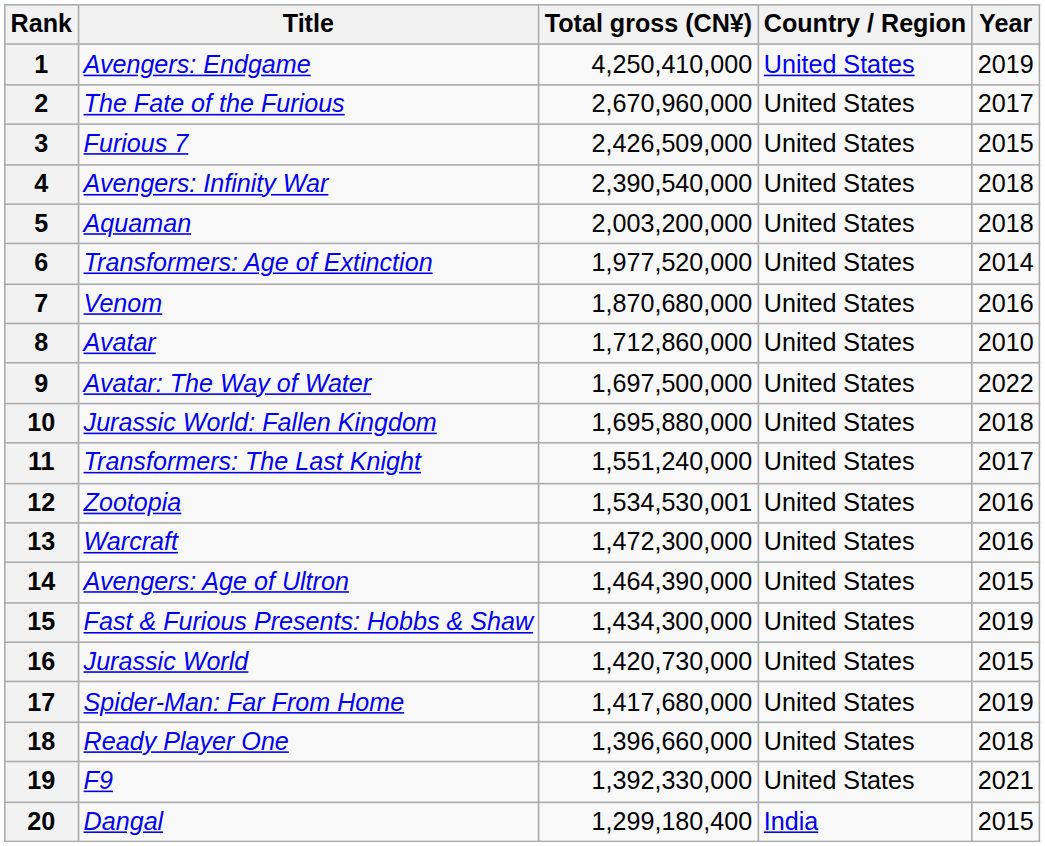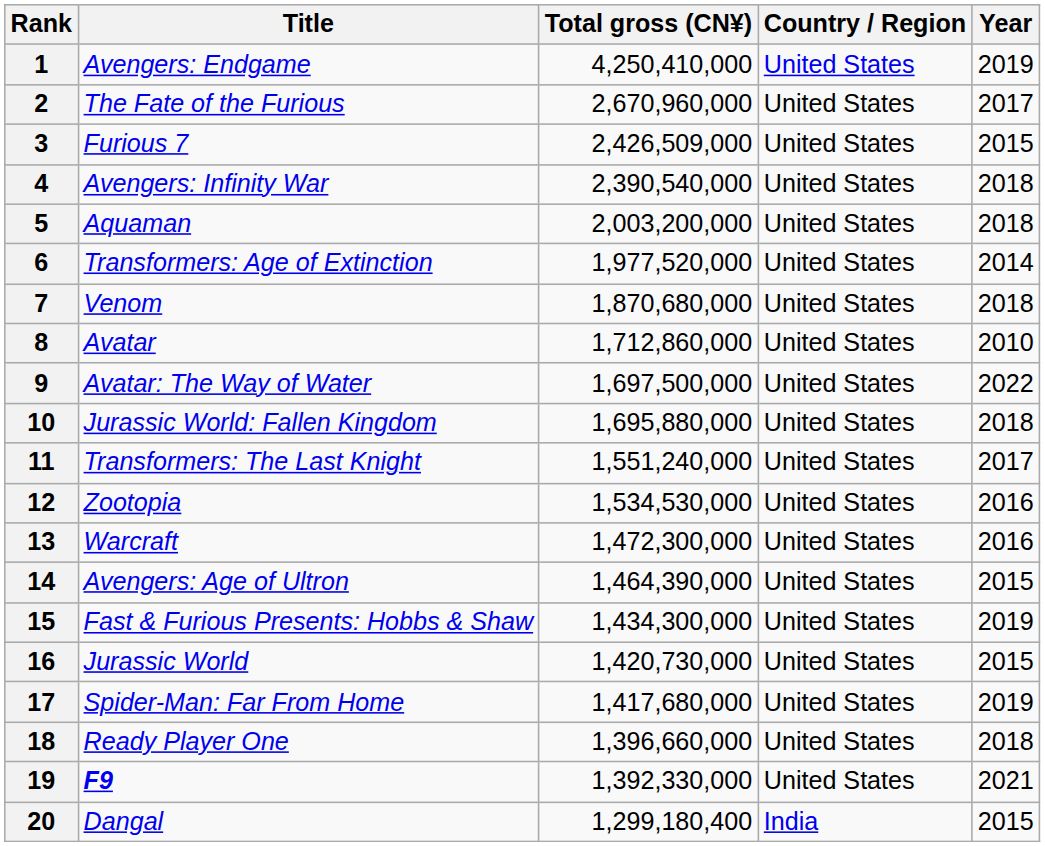(1006, 303) 2016 -> (1006, 303) 2018
(672, 502) 1,534,530,001 -> (672, 502) 1,534,530,000
(98, 781) normal -> (98, 781) bold
